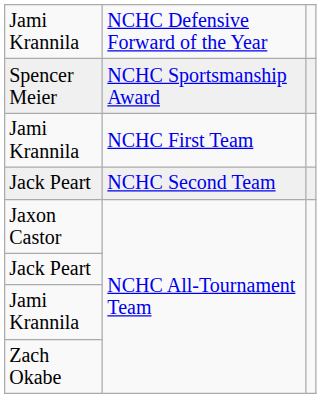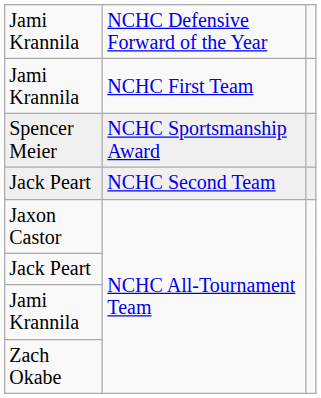rows swapped: (41, 85) <-> (44, 140)
